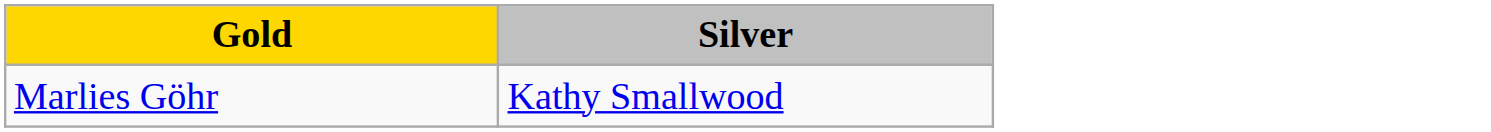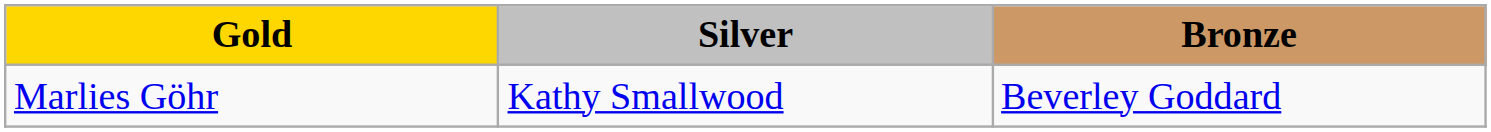+ column: (1239, 34)
